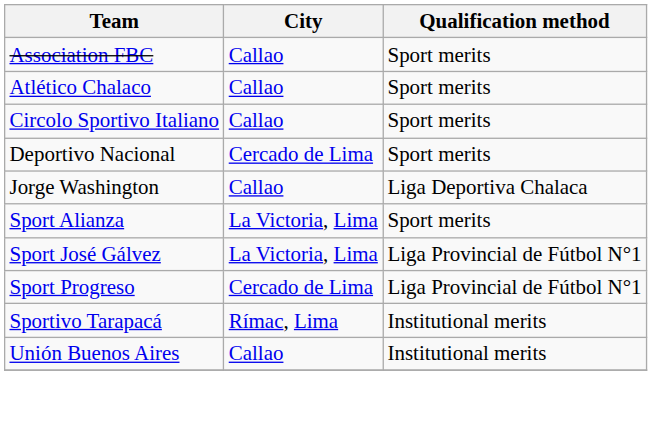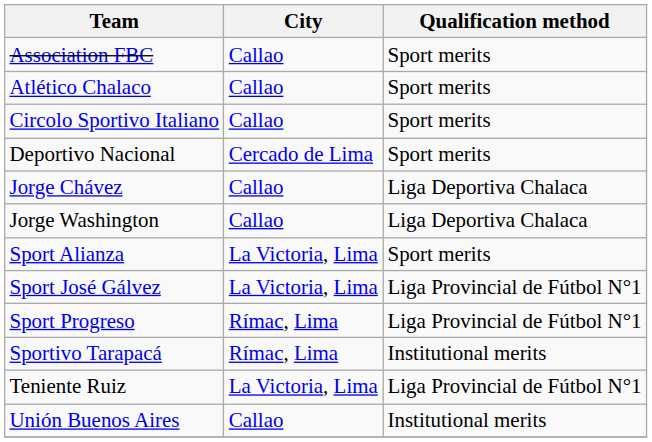+ row: (66, 187)
(301, 287) Cercado de Lima -> (283, 320) Rímac, Lima
+ row: (68, 386)
